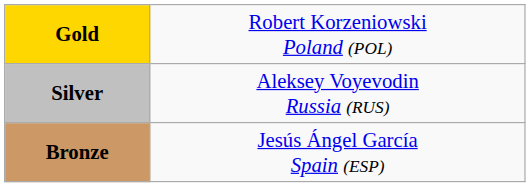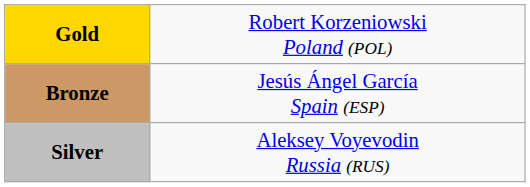rows swapped: (77, 92) <-> (77, 151)
